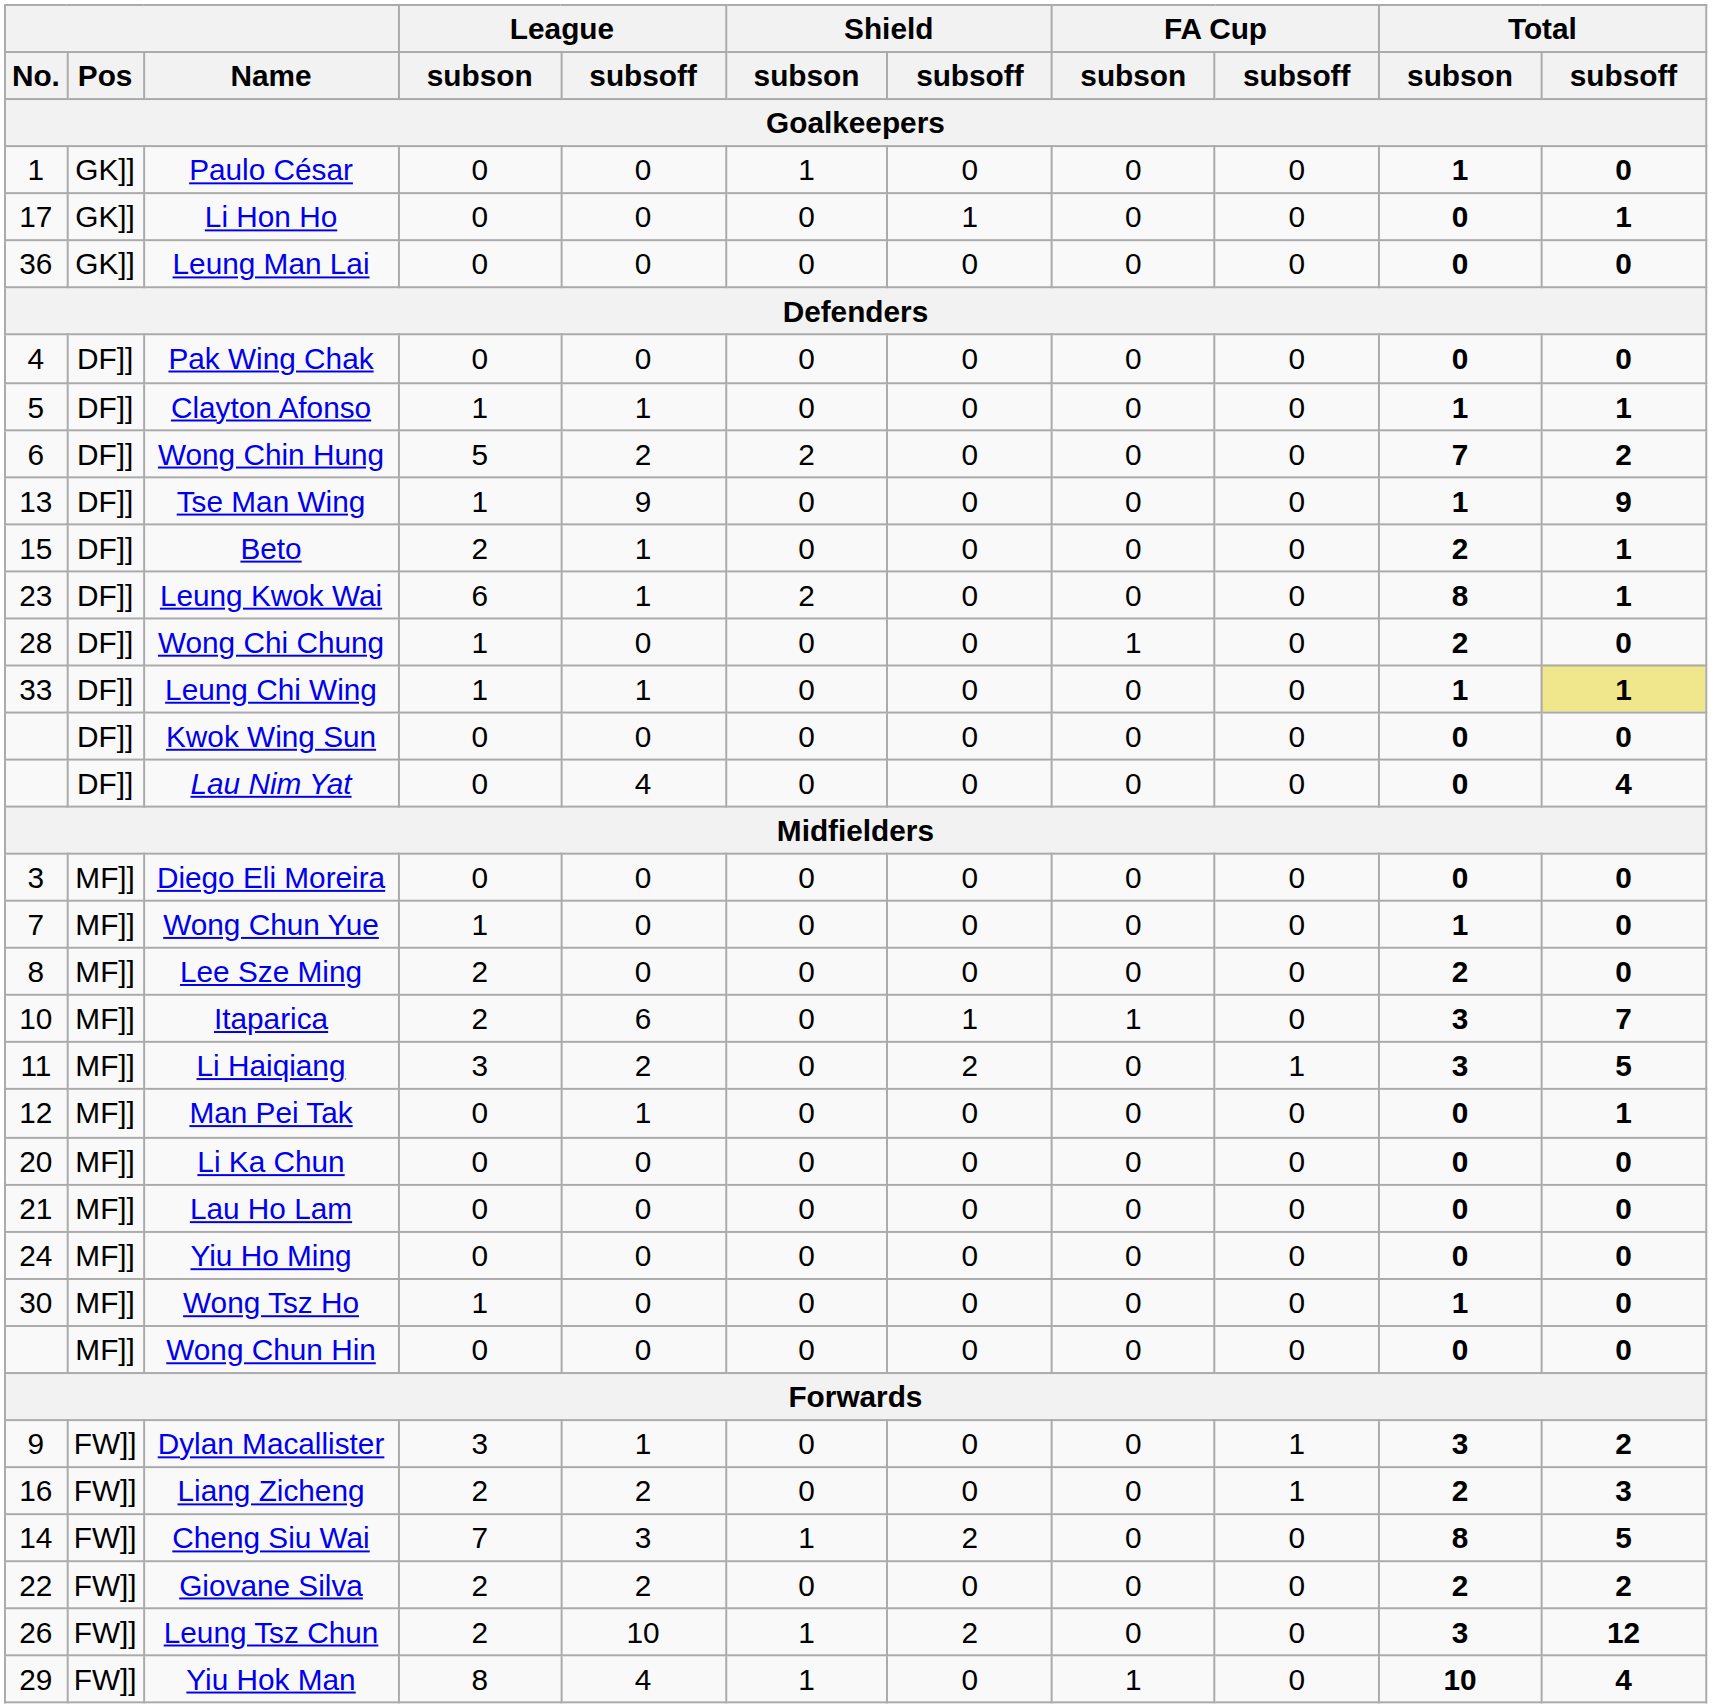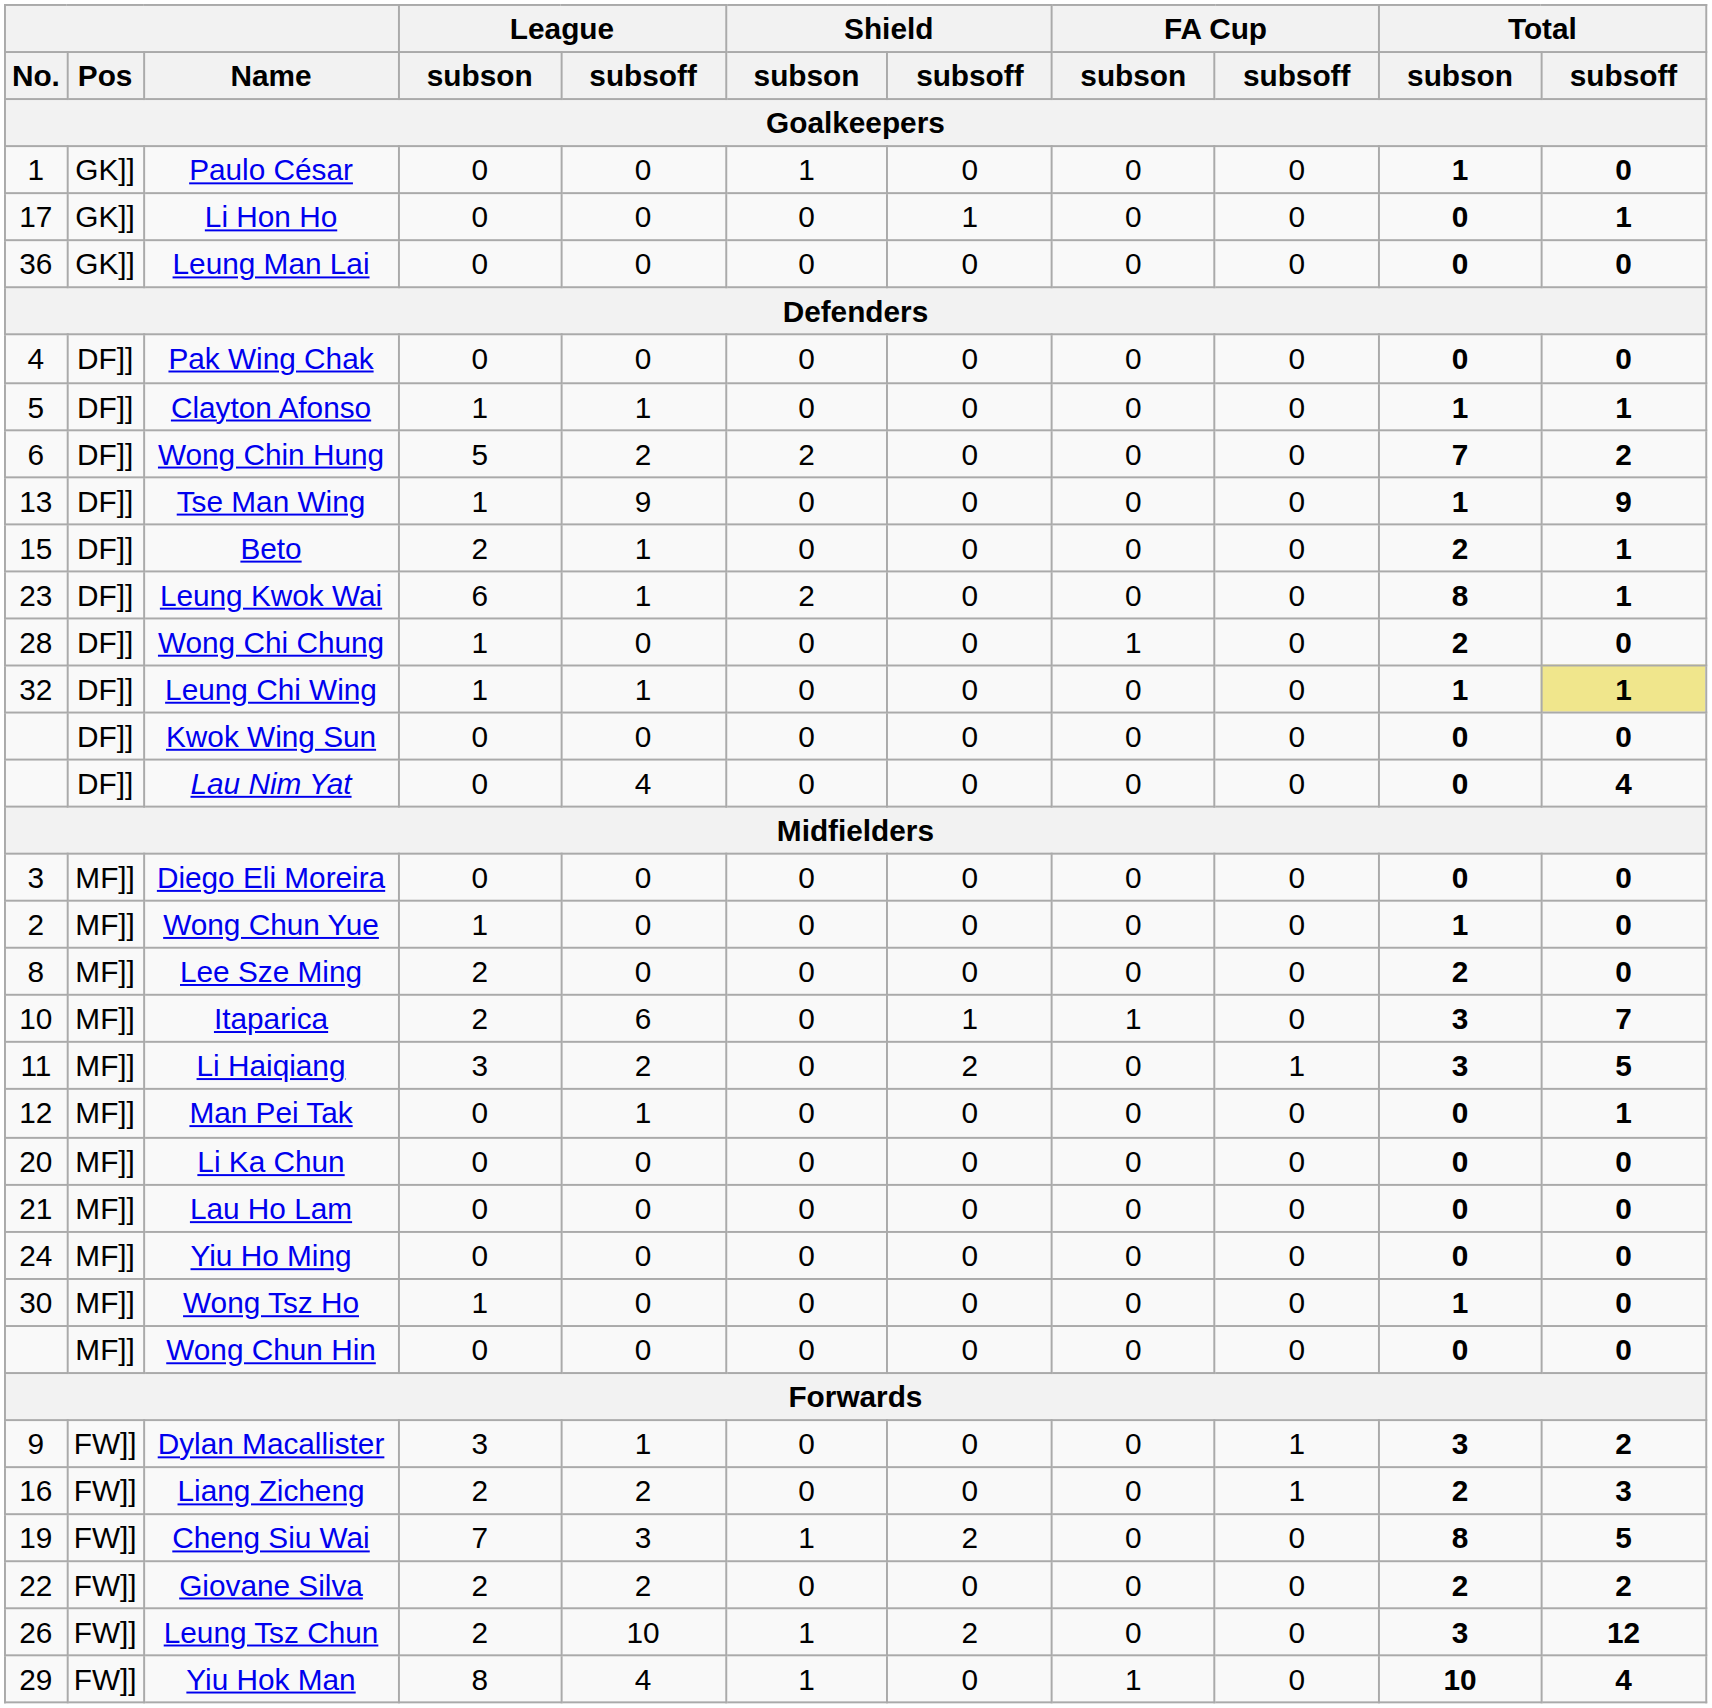(36, 689) 33 -> (36, 689) 32
(36, 925) 7 -> (36, 925) 2
(36, 1538) 14 -> (36, 1538) 19
